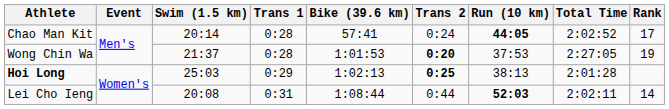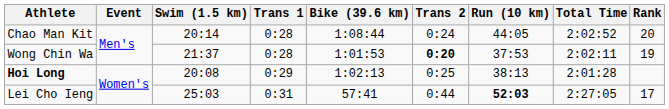(360, 34) 57:41 -> (360, 34) 1:08:44
(511, 34) bold -> (511, 34) normal
(647, 34) 17 -> (647, 34) 20
(592, 54) 2:27:05 -> (592, 54) 2:02:11
(201, 74) 25:03 -> (201, 74) 20:08
(440, 74) bold -> (440, 74) normal
(201, 94) 20:08 -> (201, 94) 25:03
(360, 94) 1:08:44 -> (360, 94) 57:41
(592, 94) 2:02:11 -> (592, 94) 2:27:05
(647, 94) 14 -> (647, 94) 17
